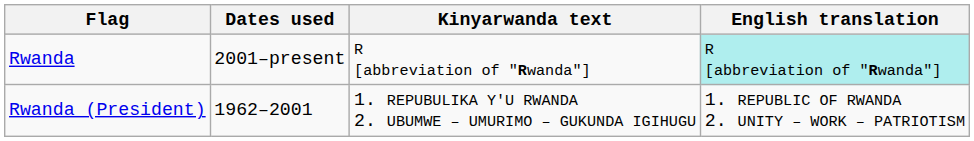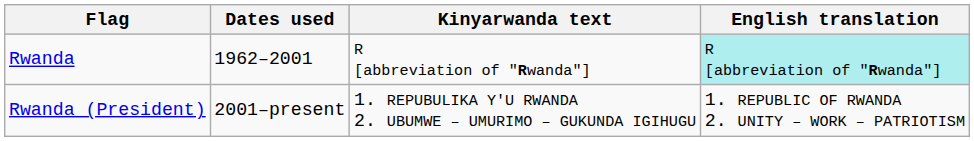(280, 60) 2001–present -> (263, 60) 1962–2001
(263, 110) 1962–2001 -> (280, 110) 2001–present
